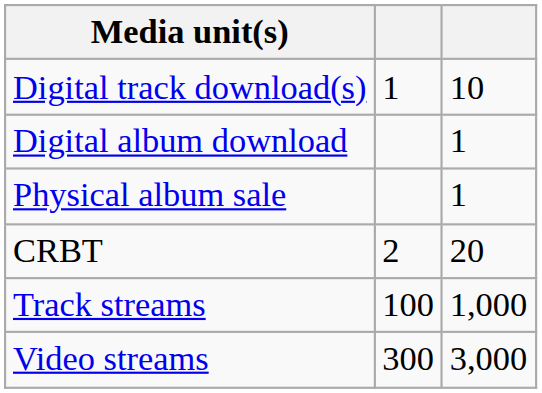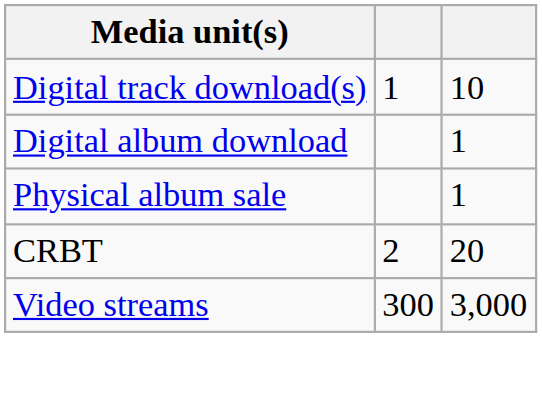- row: (109, 304)
